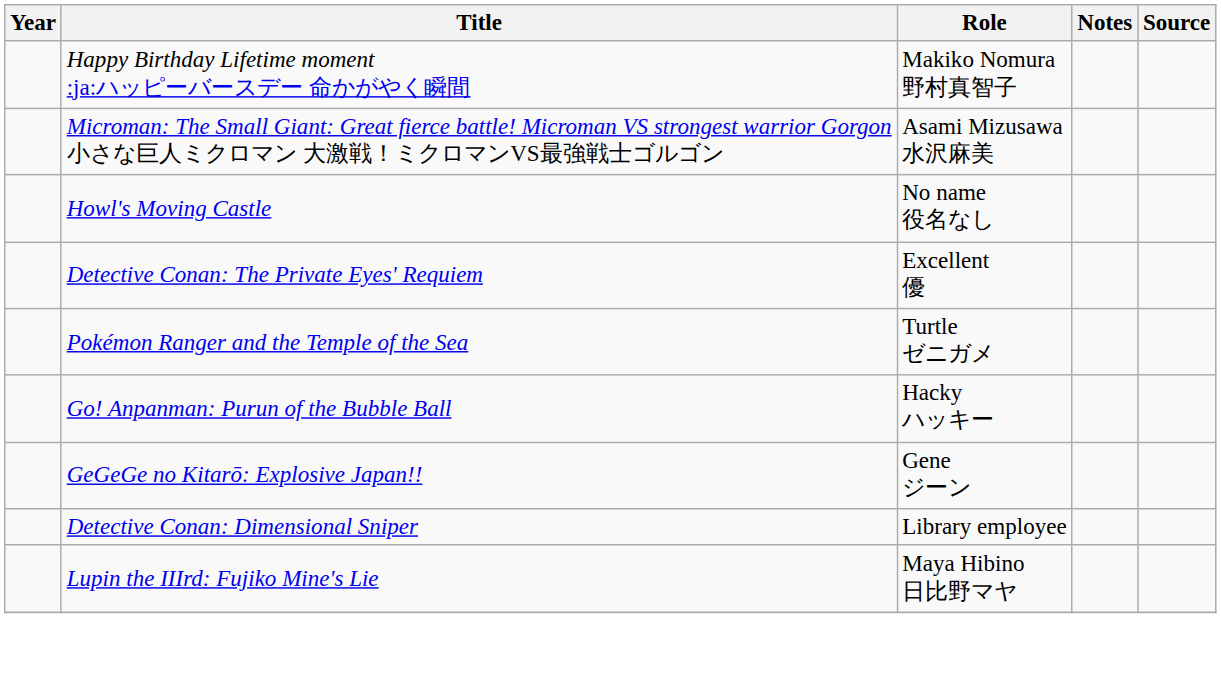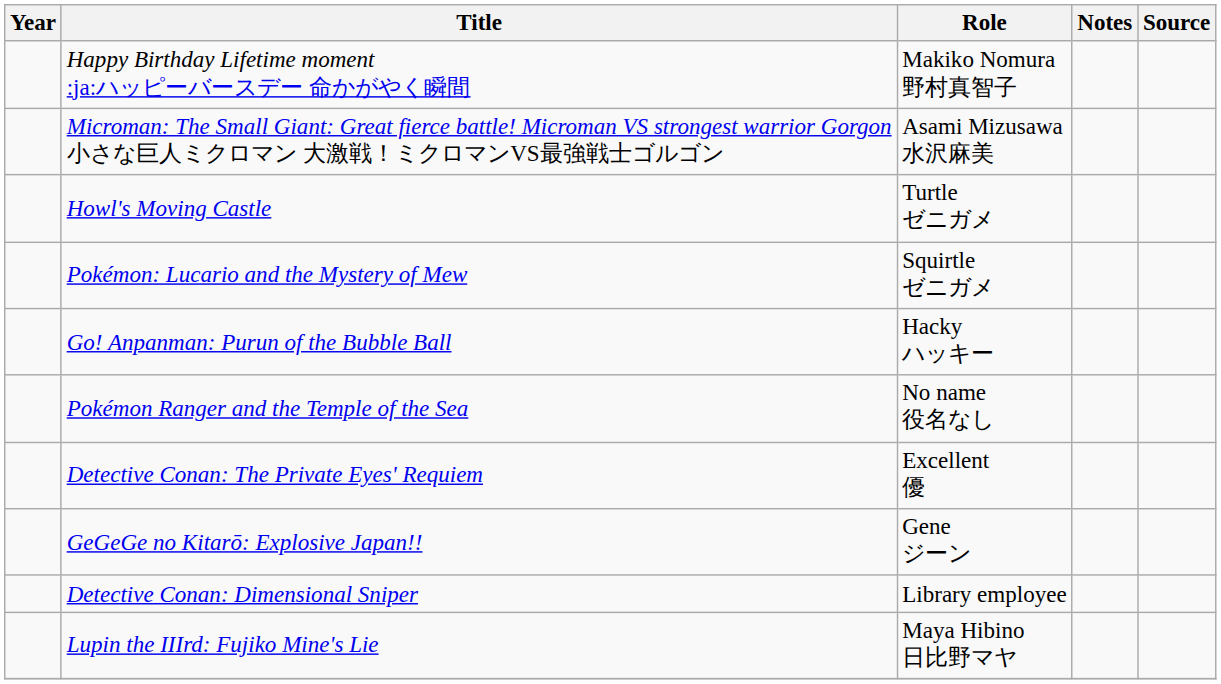(948, 206) No name 役名なし -> (948, 206) Turtle ゼニガメ
+ row: (267, 274)
rows swapped: (275, 274) <-> (259, 408)
(948, 340) Turtle ゼニガメ -> (948, 406) No name 役名なし
